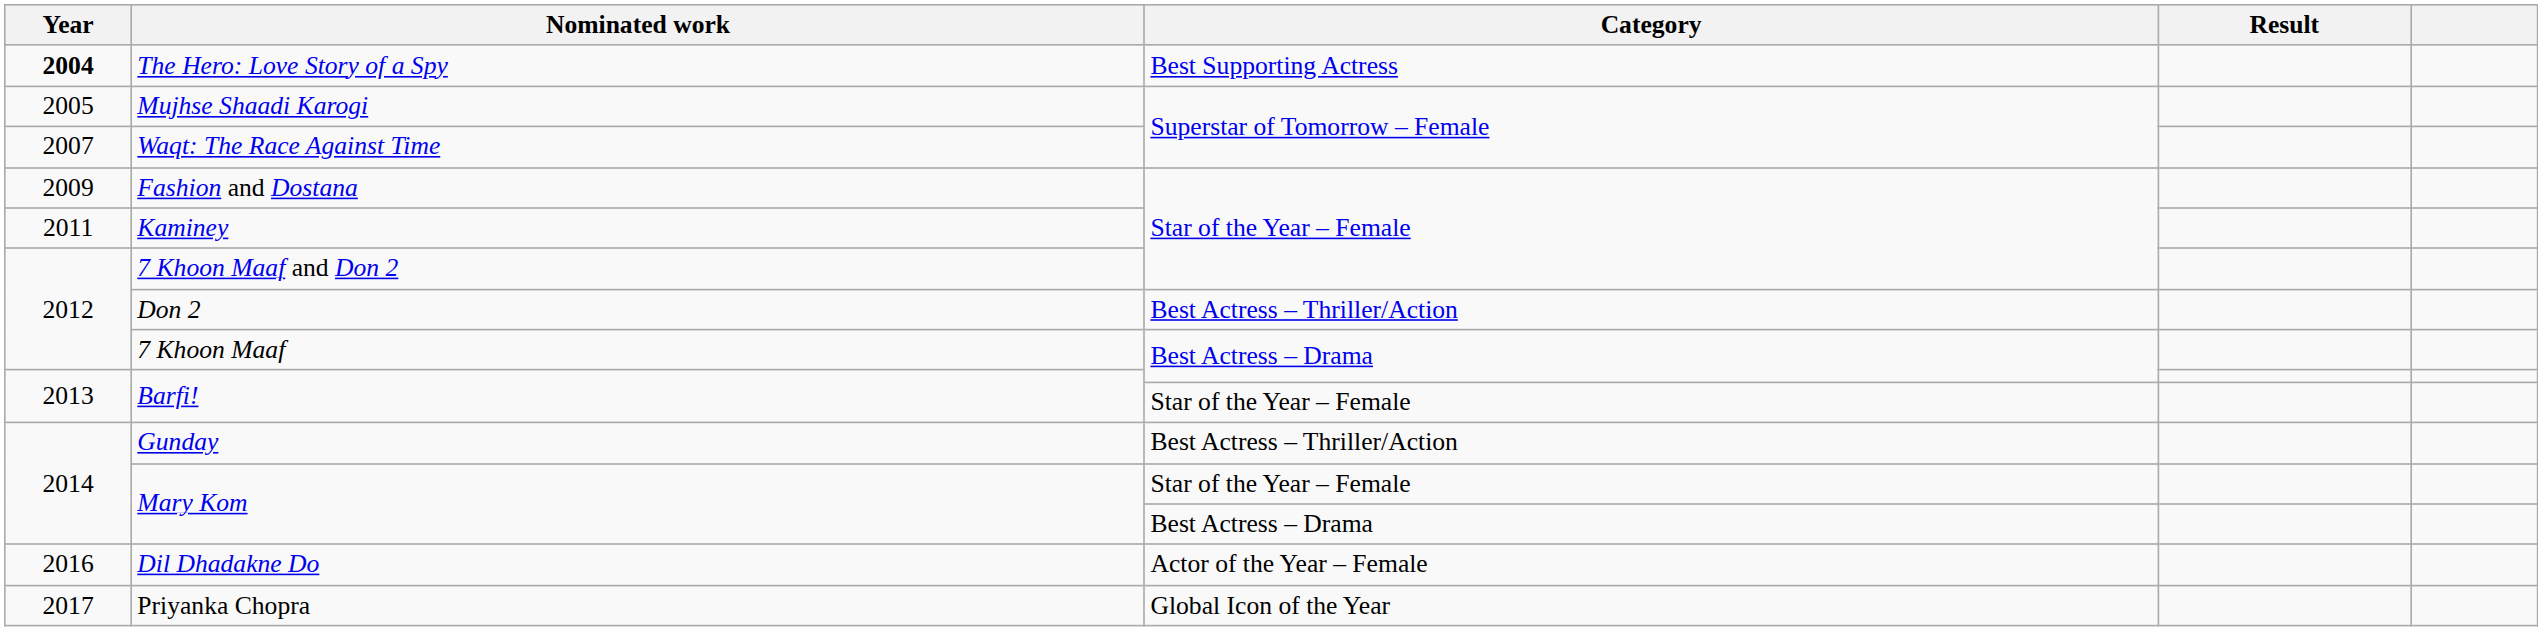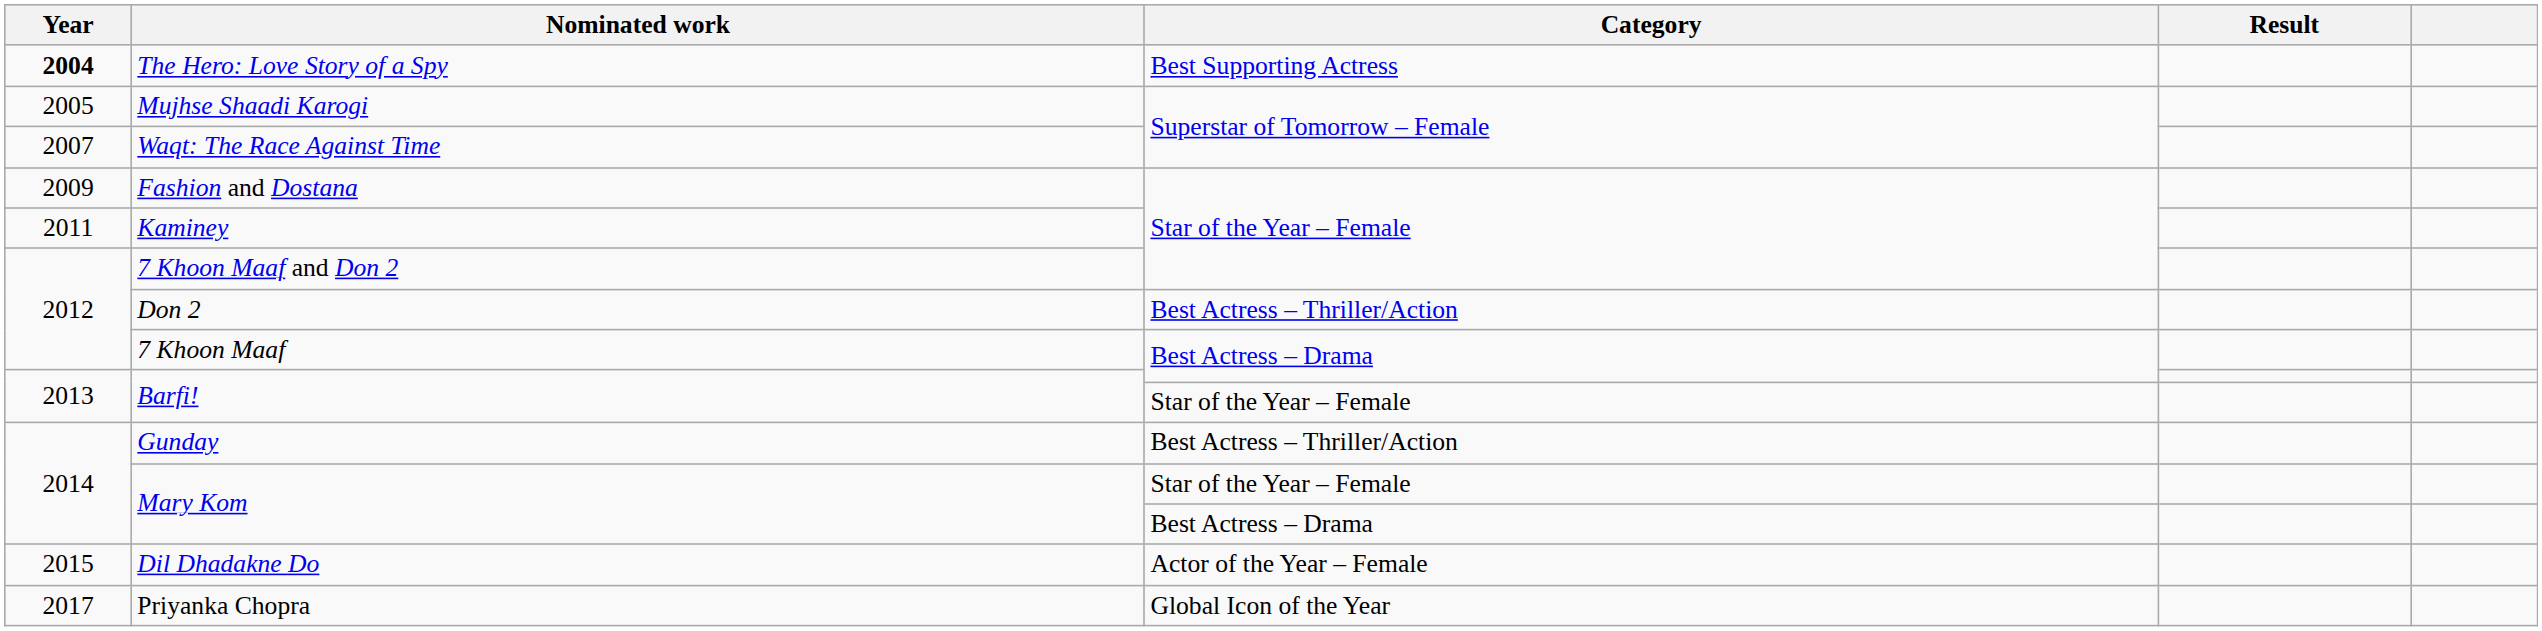(68, 564) 2016 -> (68, 564) 2015
